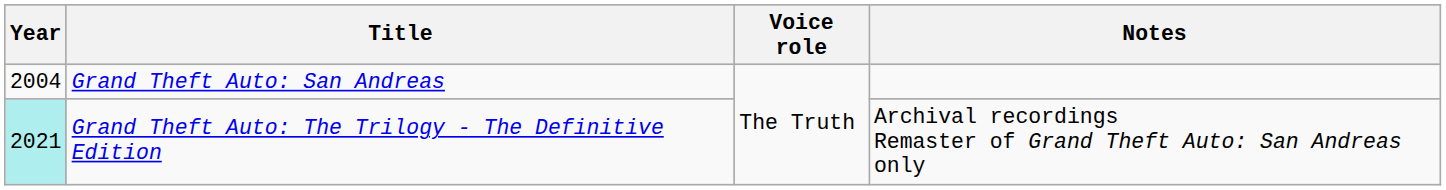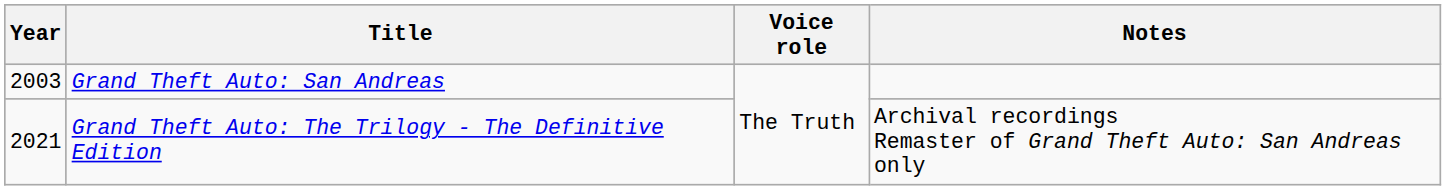(36, 82) 2004 -> (36, 82) 2003
(36, 142) paleturquoise background -> (36, 142) no background
